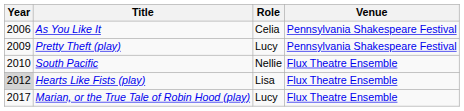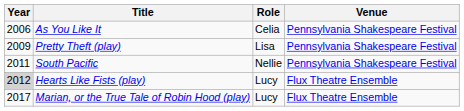(266, 47) Lucy -> (265, 47) Lisa
(19, 64) 2010 -> (18, 64) 2011
(342, 64) Flux Theatre Ensemble -> (372, 64) Pennsylvania Shakespeare Festival
(265, 81) Lisa -> (266, 81) Lucy
